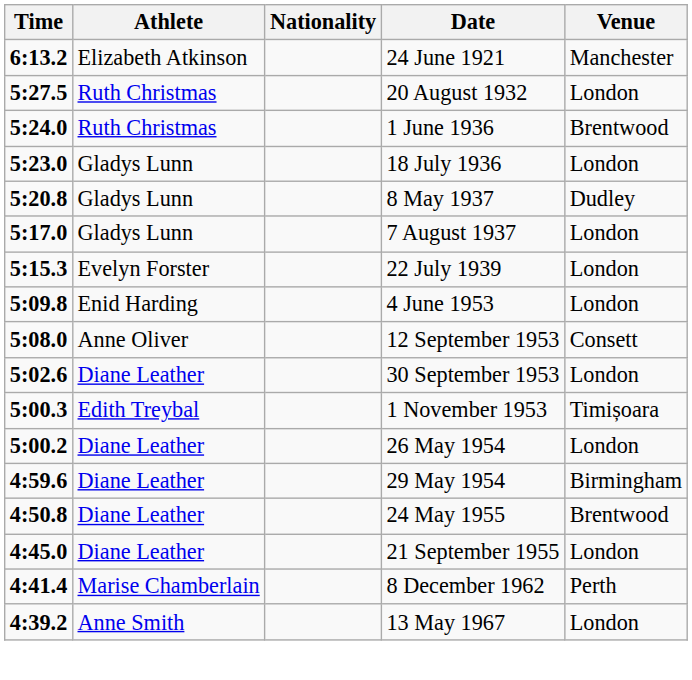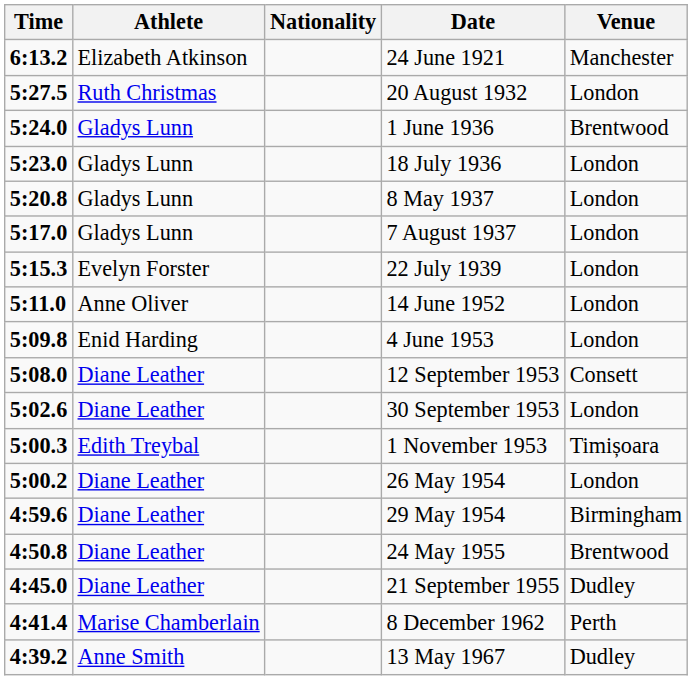(147, 127) Ruth Christmas -> (135, 127) Gladys Lunn
(602, 198) Dudley -> (604, 198) London
+ row: (446, 304)
(133, 339) Anne Oliver -> (141, 374) Diane Leather
(604, 551) London -> (602, 586) Dudley
(604, 621) London -> (602, 657) Dudley
